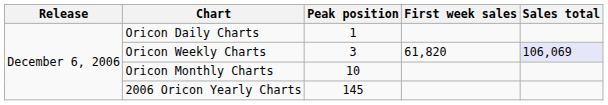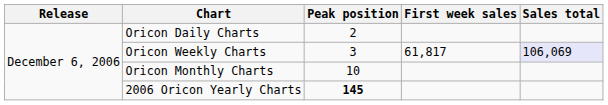(353, 33) 1 -> (353, 33) 2
(425, 52) 61,820 -> (425, 52) 61,817
(353, 90) normal -> (353, 90) bold
